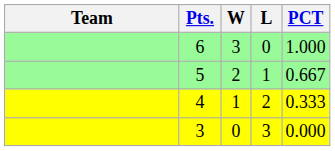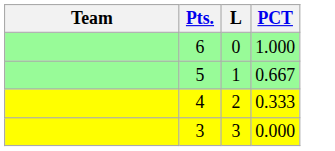- column: (236, 18)
